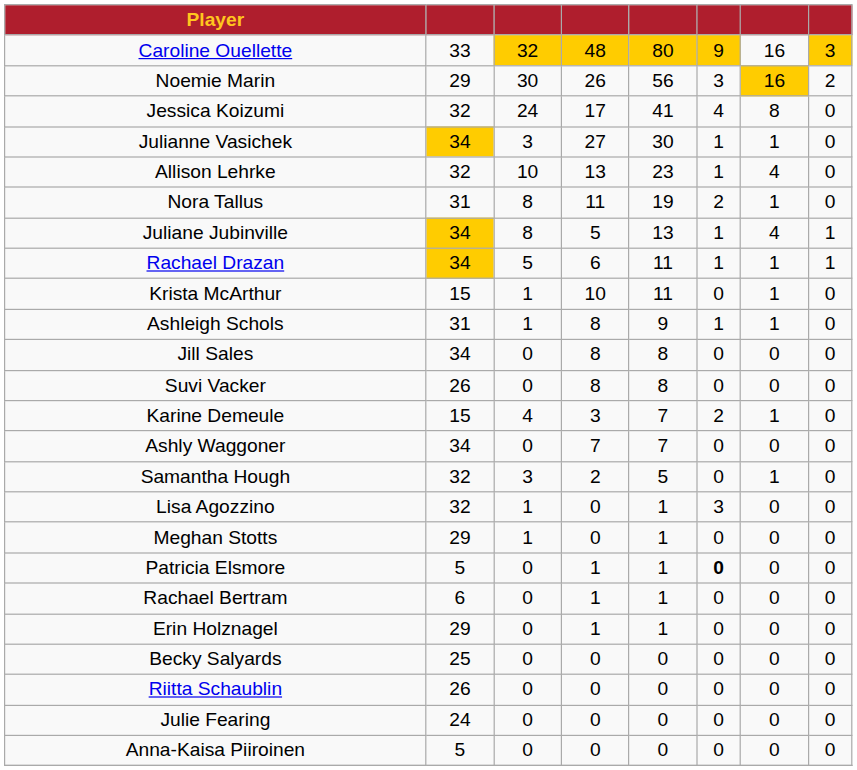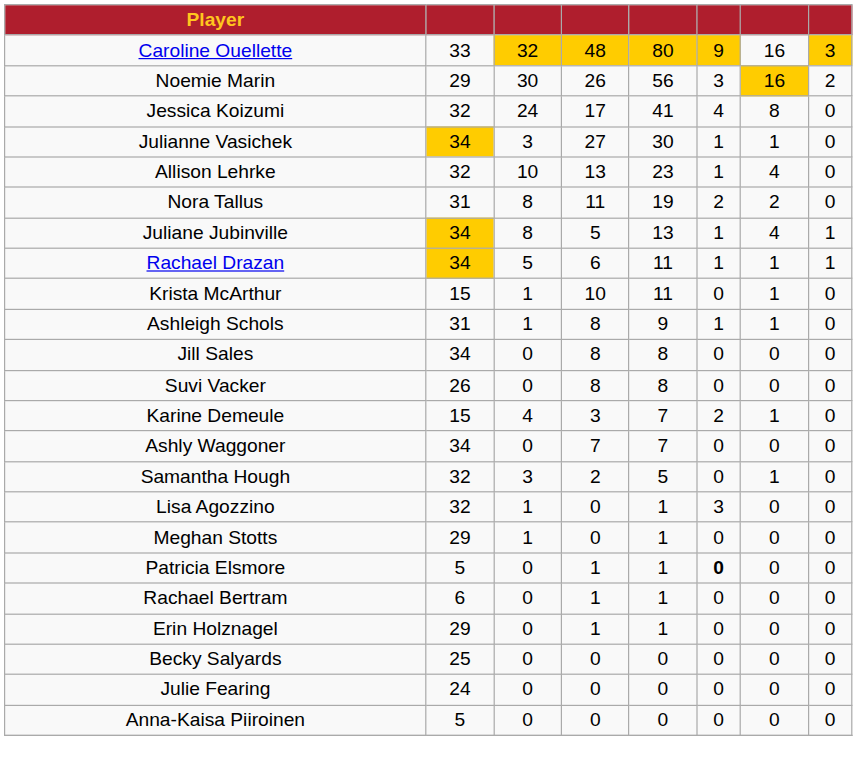(774, 202) 1 -> (774, 202) 2
- row: (215, 689)
